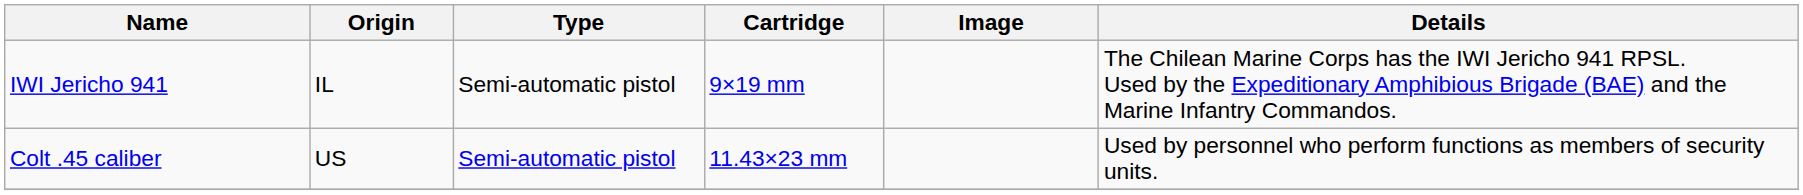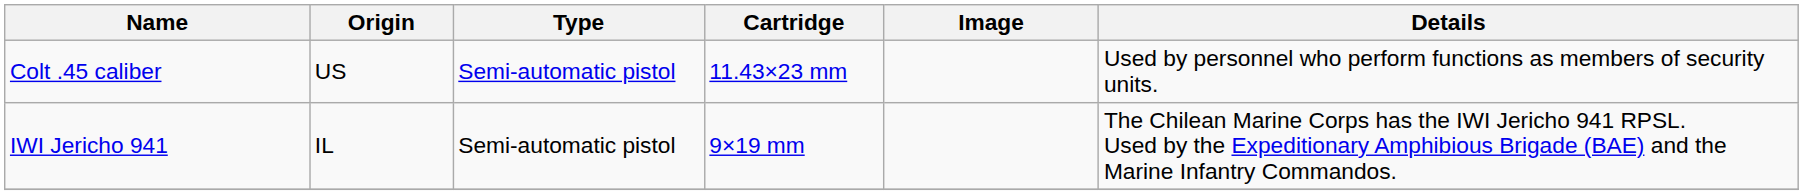rows swapped: (86, 158) <-> (89, 84)
